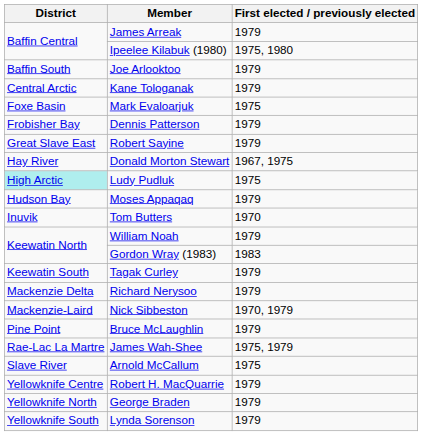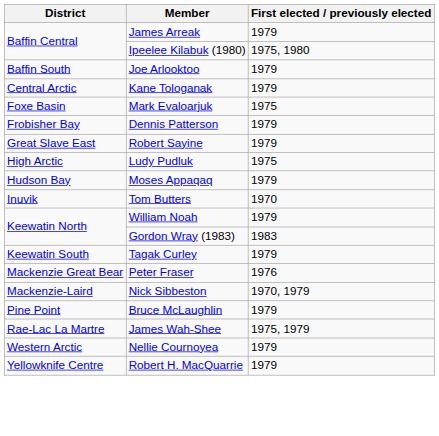- row: (170, 161)
(35, 180) paleturquoise background -> (35, 161) no background
- row: (153, 291)
+ row: (161, 273)
- row: (154, 365)
+ row: (173, 347)
- row: (150, 402)
- row: (152, 421)
